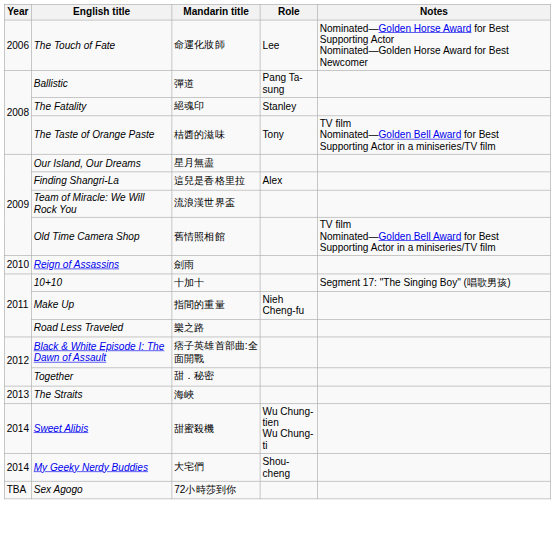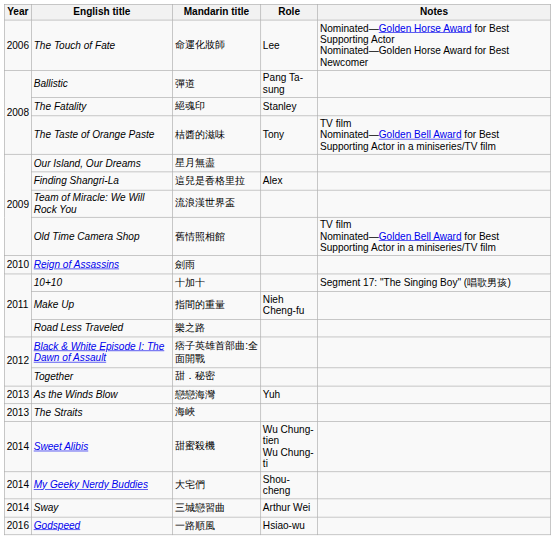+ row: (76, 394)
+ row: (46, 508)
+ row: (57, 525)
- row: (58, 490)
